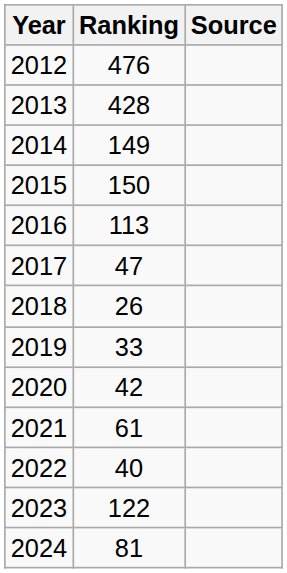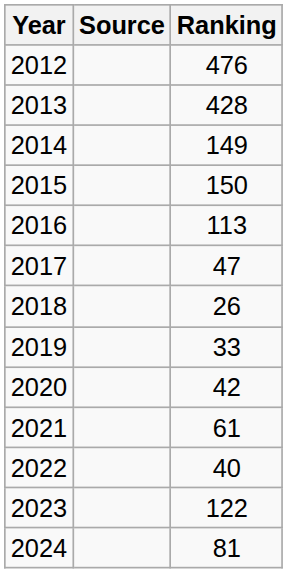columns swapped: (129, 25) <-> (234, 25)
